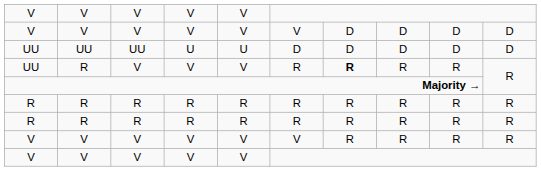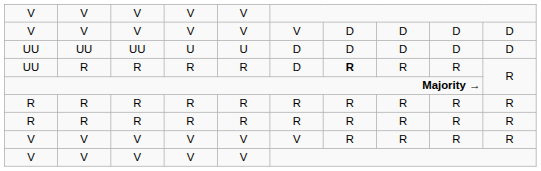(137, 67) V -> (137, 67) R
(190, 67) V -> (190, 67) R
(244, 67) V -> (244, 67) R
(297, 67) R -> (297, 67) D
